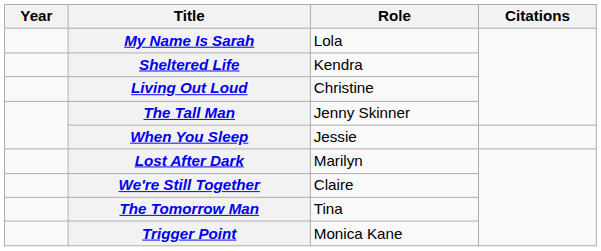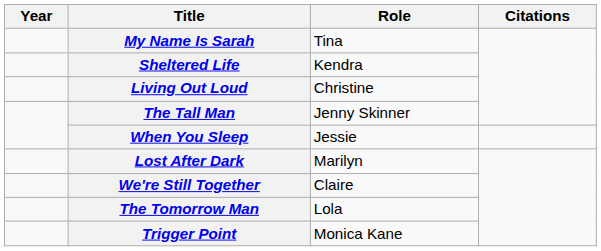(328, 40) Lola -> (328, 40) Tina
(328, 209) Tina -> (328, 209) Lola
